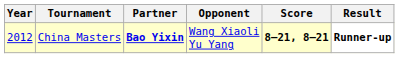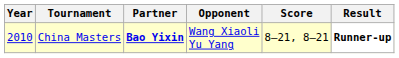(20, 37) 2012 -> (20, 37) 2010
(297, 37) bold -> (297, 37) normal
